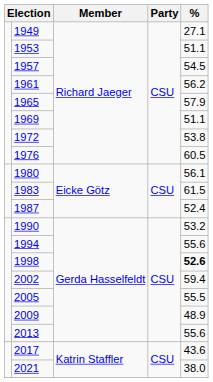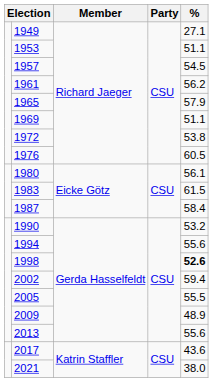(195, 208) 52.4 -> (195, 208) 58.4
